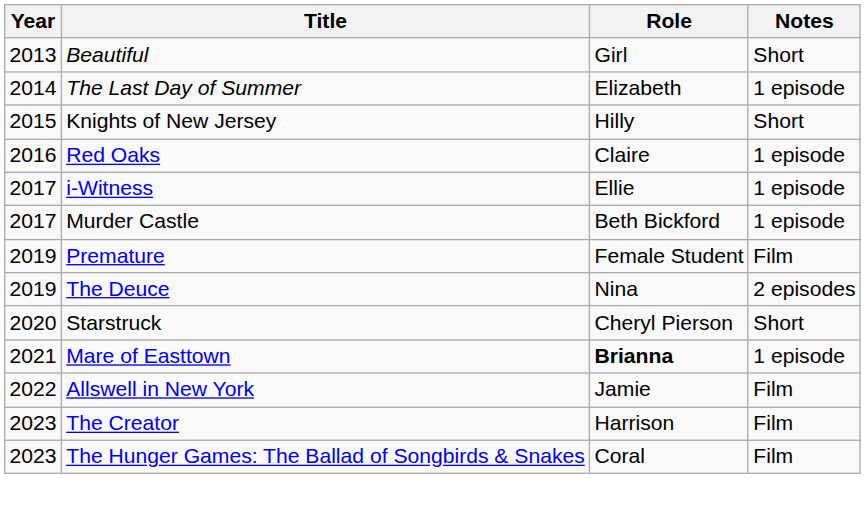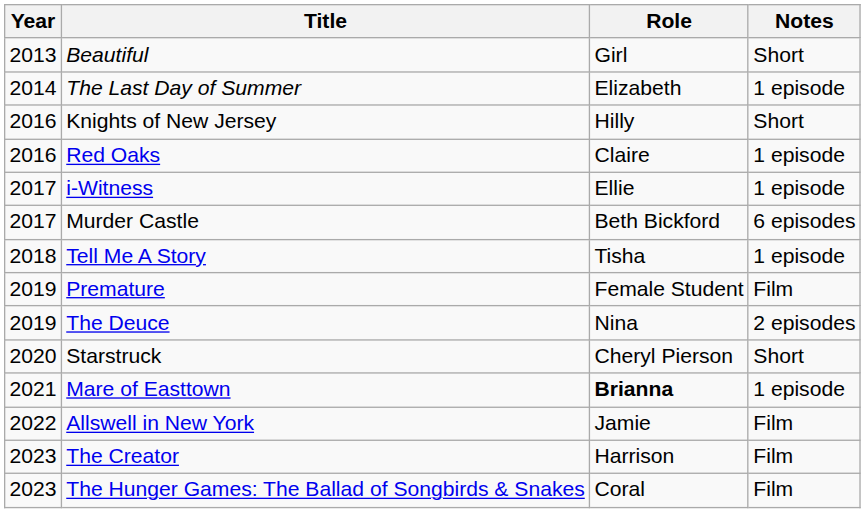(33, 121) 2015 -> (33, 121) 2016
(799, 222) 1 episode -> (804, 222) 6 episodes
+ row: (136, 255)
